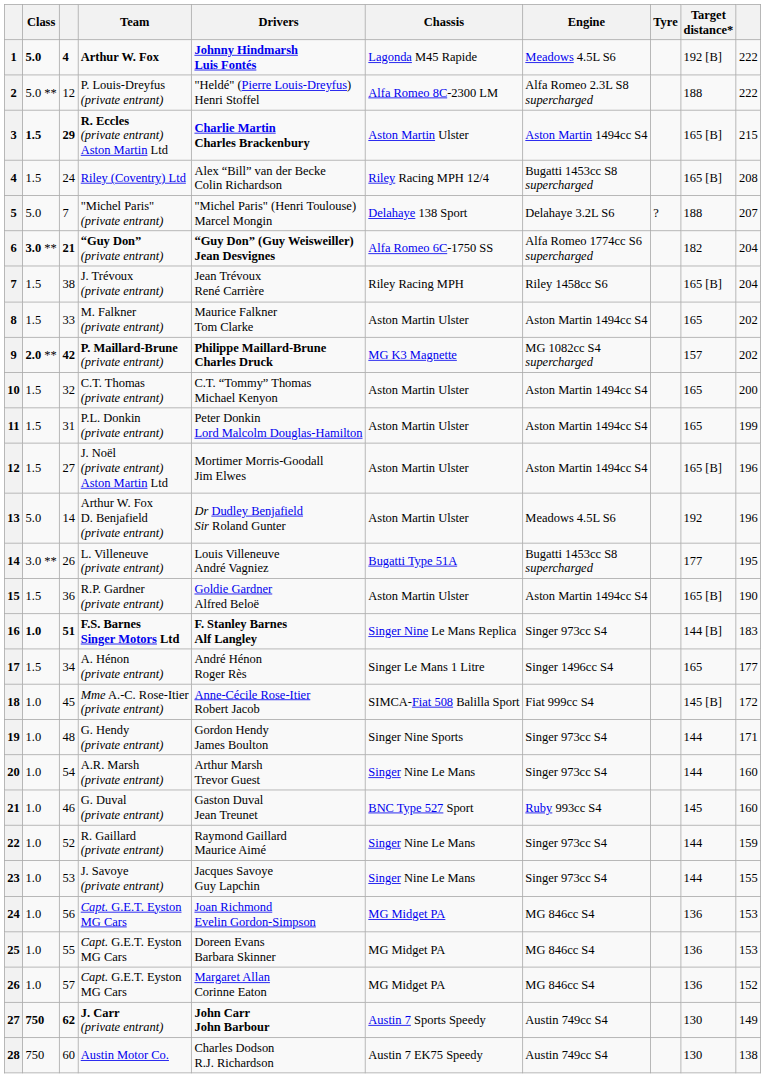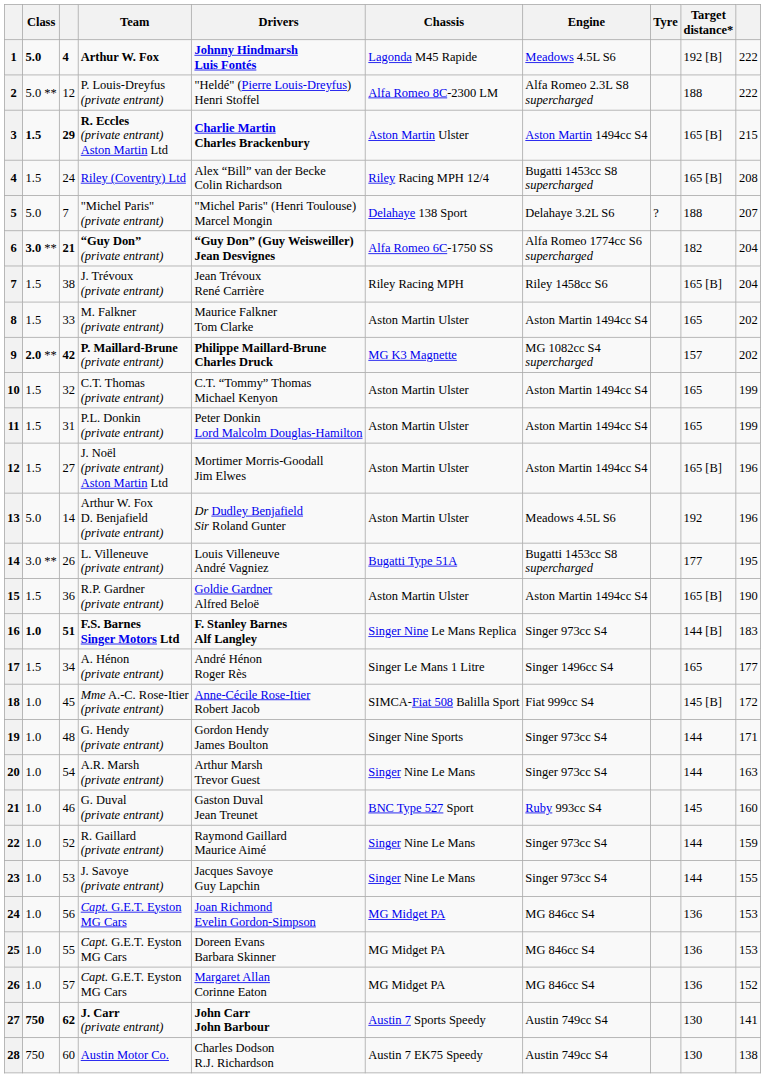(748, 390) 200 -> (748, 390) 199
(748, 772) 160 -> (748, 772) 163
(748, 1020) 149 -> (748, 1020) 141
